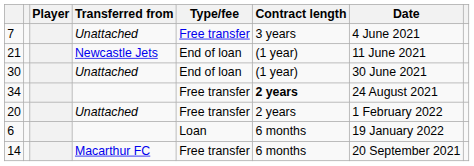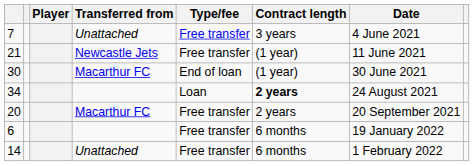(210, 53) End of loan -> (214, 53) Free transfer
(106, 72) Unattached -> (113, 72) Macarthur FC
(214, 92) Free transfer -> (193, 92) Loan
(106, 111) Unattached -> (113, 111) Macarthur FC
(397, 111) 1 February 2022 -> (406, 111) 20 September 2021
(193, 131) Loan -> (214, 131) Free transfer
(113, 151) Macarthur FC -> (106, 151) Unattached
(406, 151) 20 September 2021 -> (397, 151) 1 February 2022
